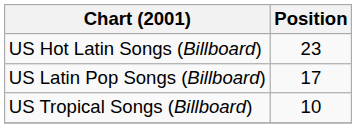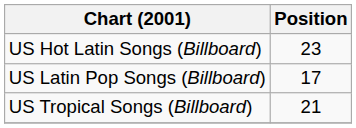(311, 107) 10 -> (311, 107) 21
